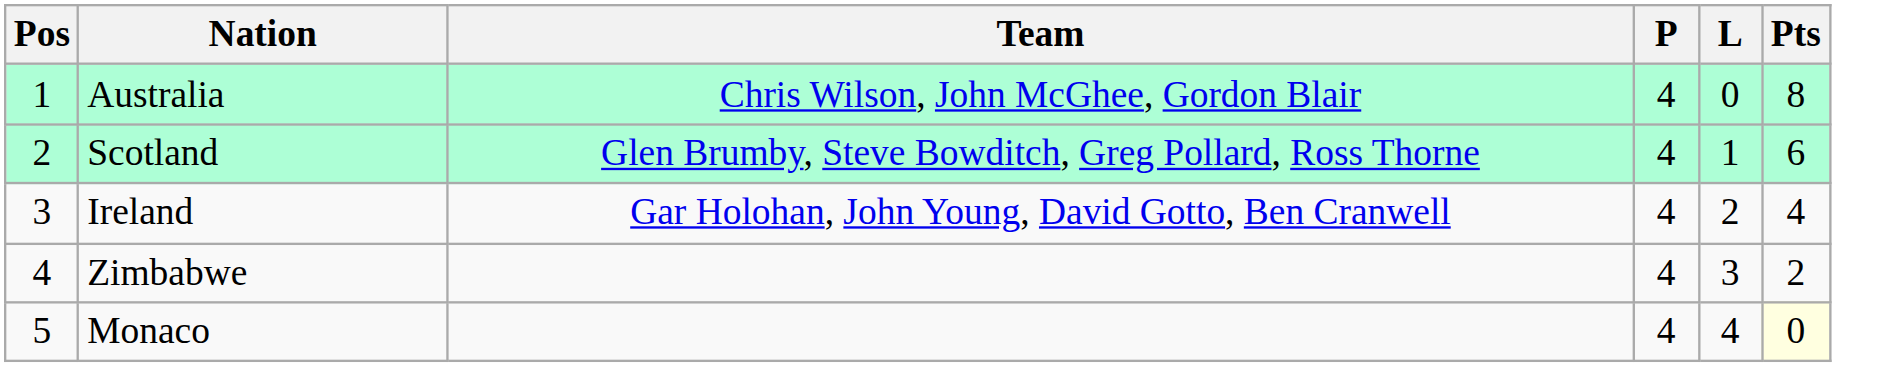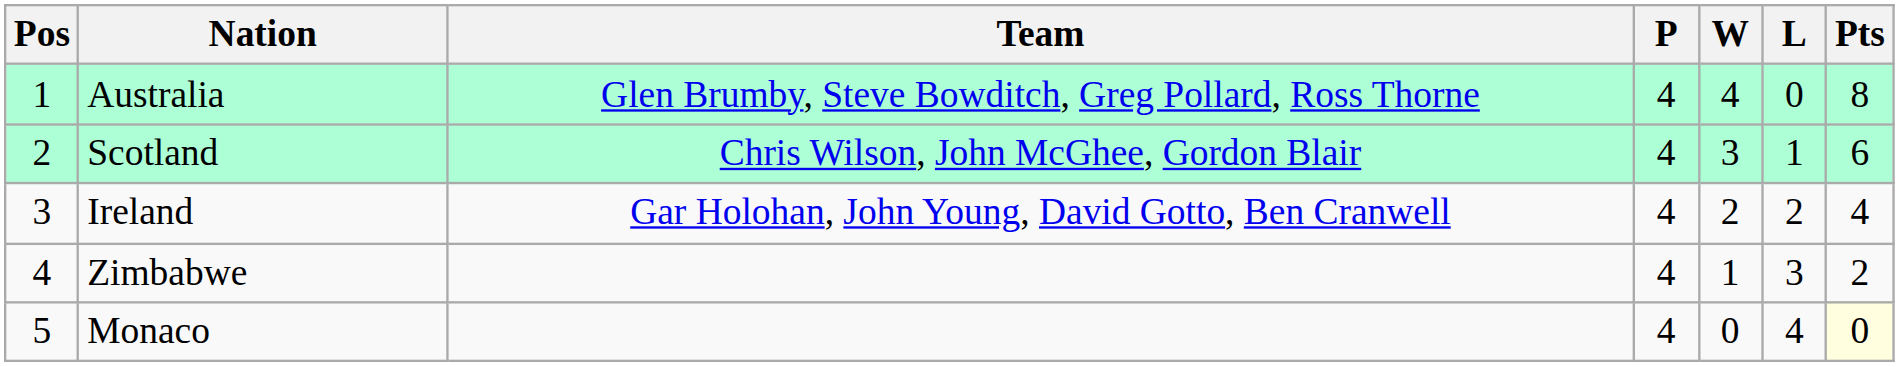+ column: (1730, 34)
(1040, 93) Chris Wilson, John McGhee, Gordon Blair -> (1040, 93) Glen Brumby, Steve Bowditch, Greg Pollard, Ross Thorne
(1040, 152) Glen Brumby, Steve Bowditch, Greg Pollard, Ross Thorne -> (1040, 152) Chris Wilson, John McGhee, Gordon Blair
